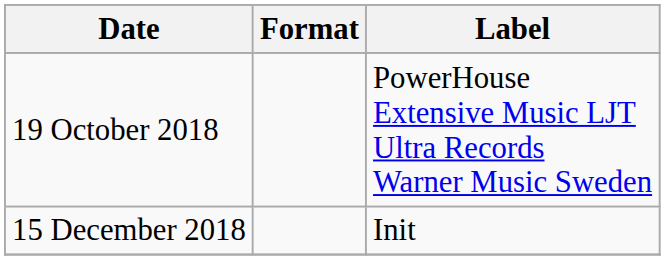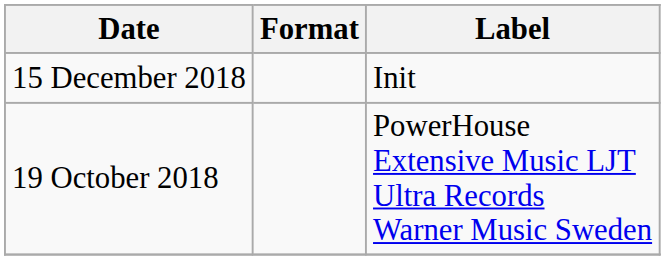rows swapped: (115, 129) <-> (129, 229)
